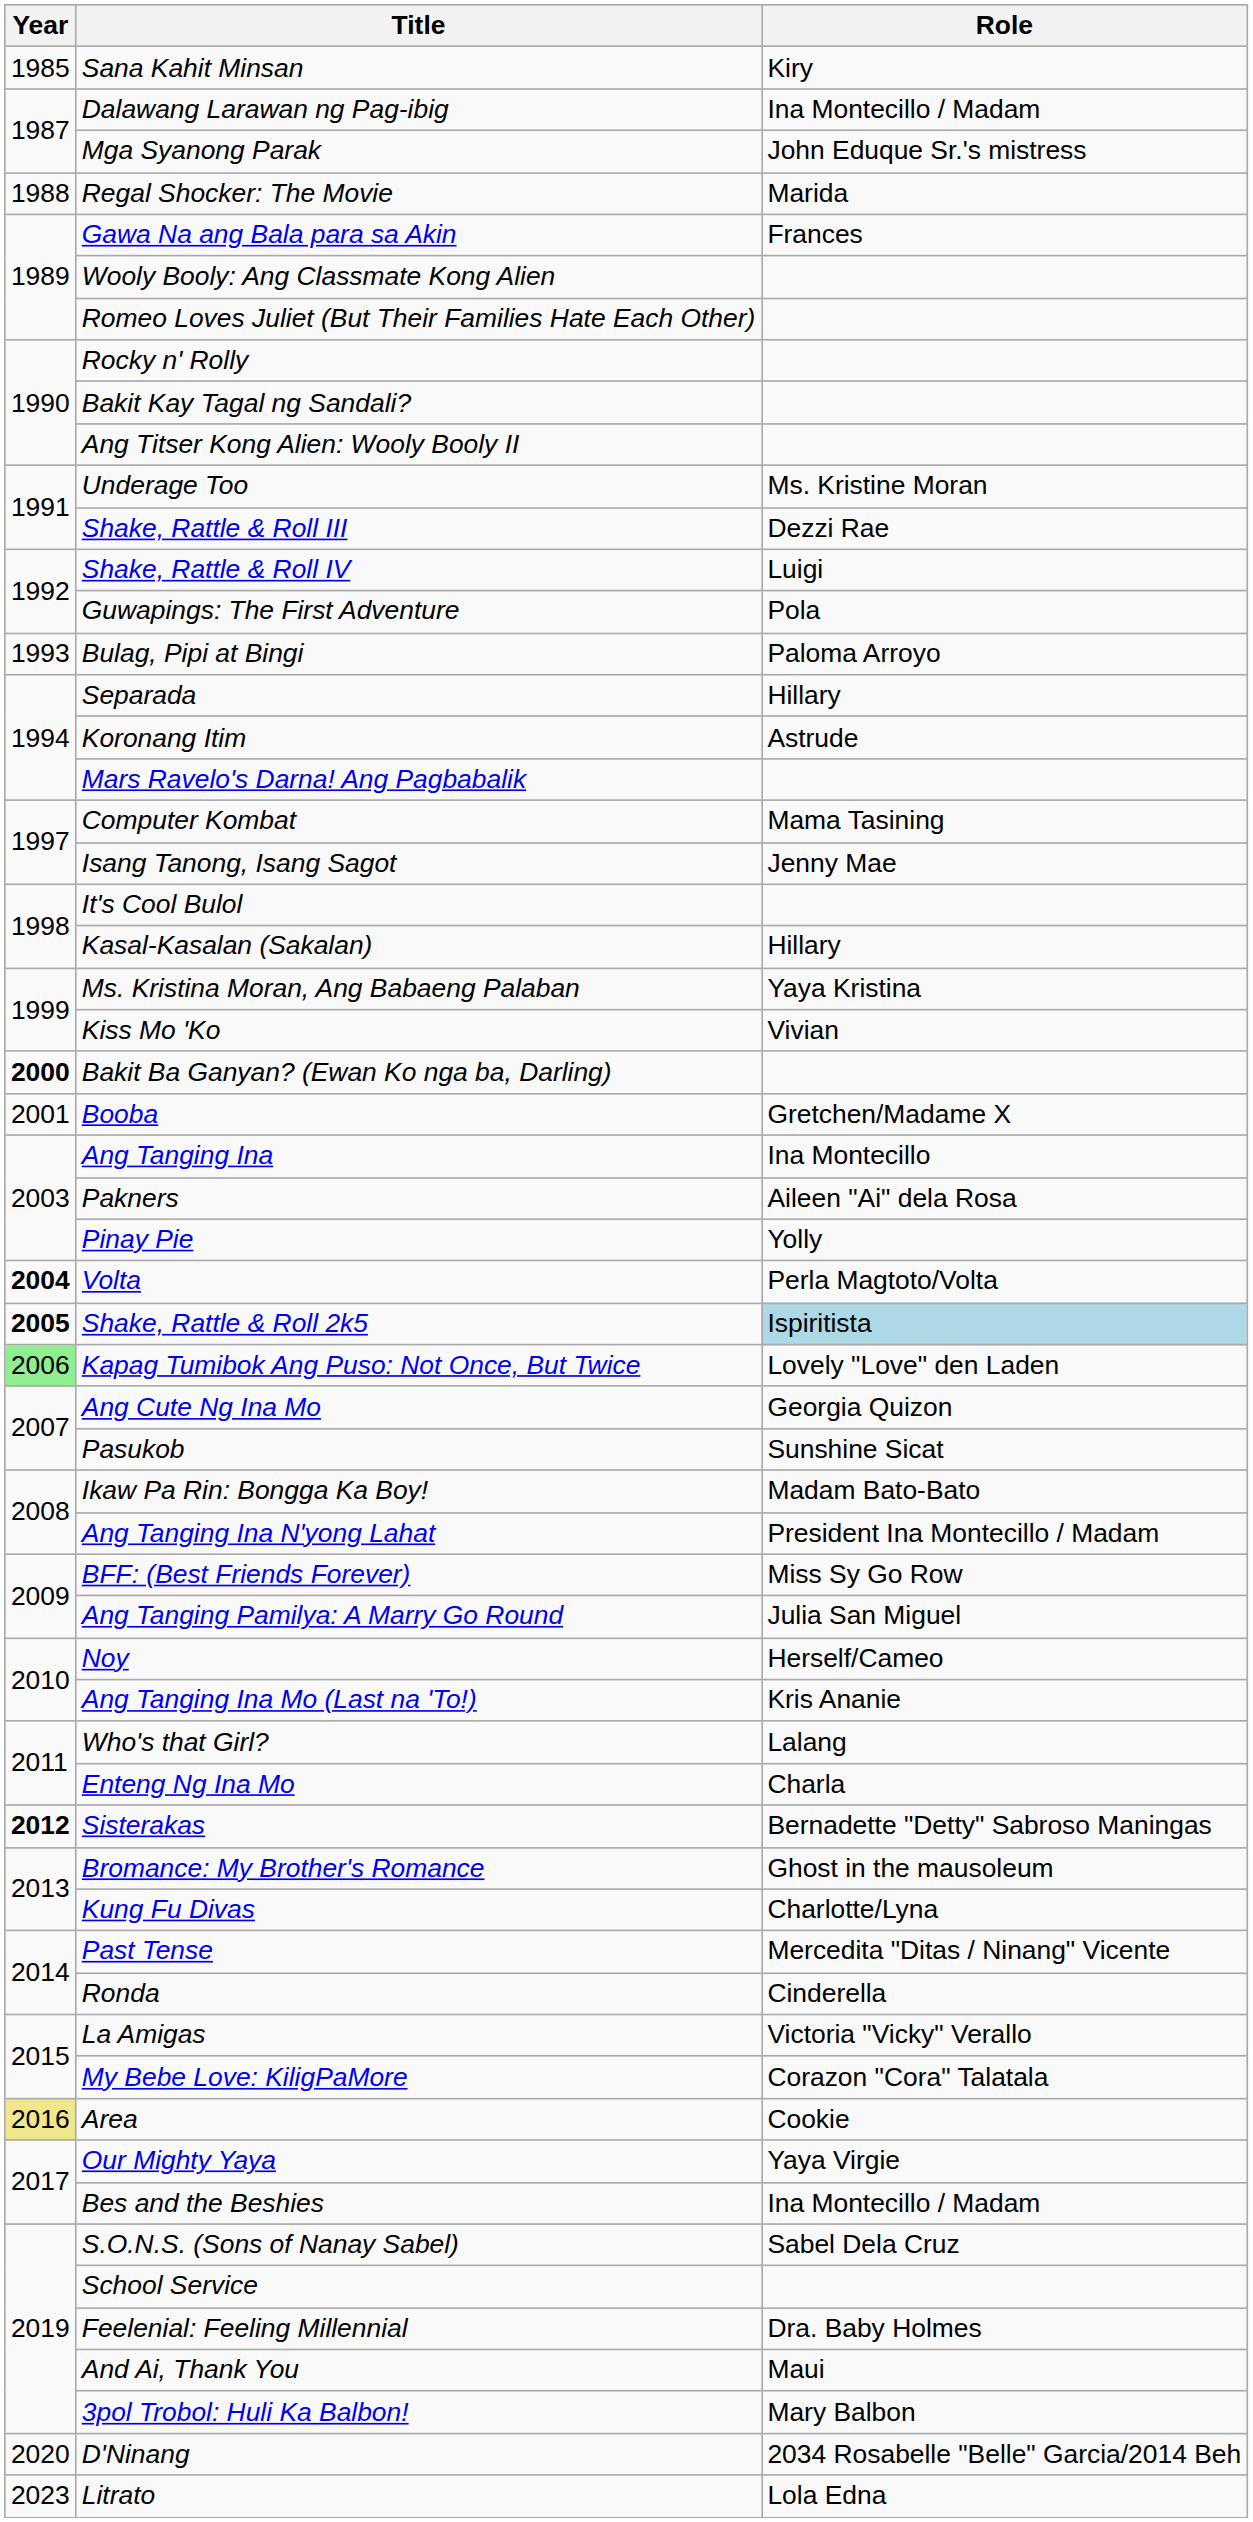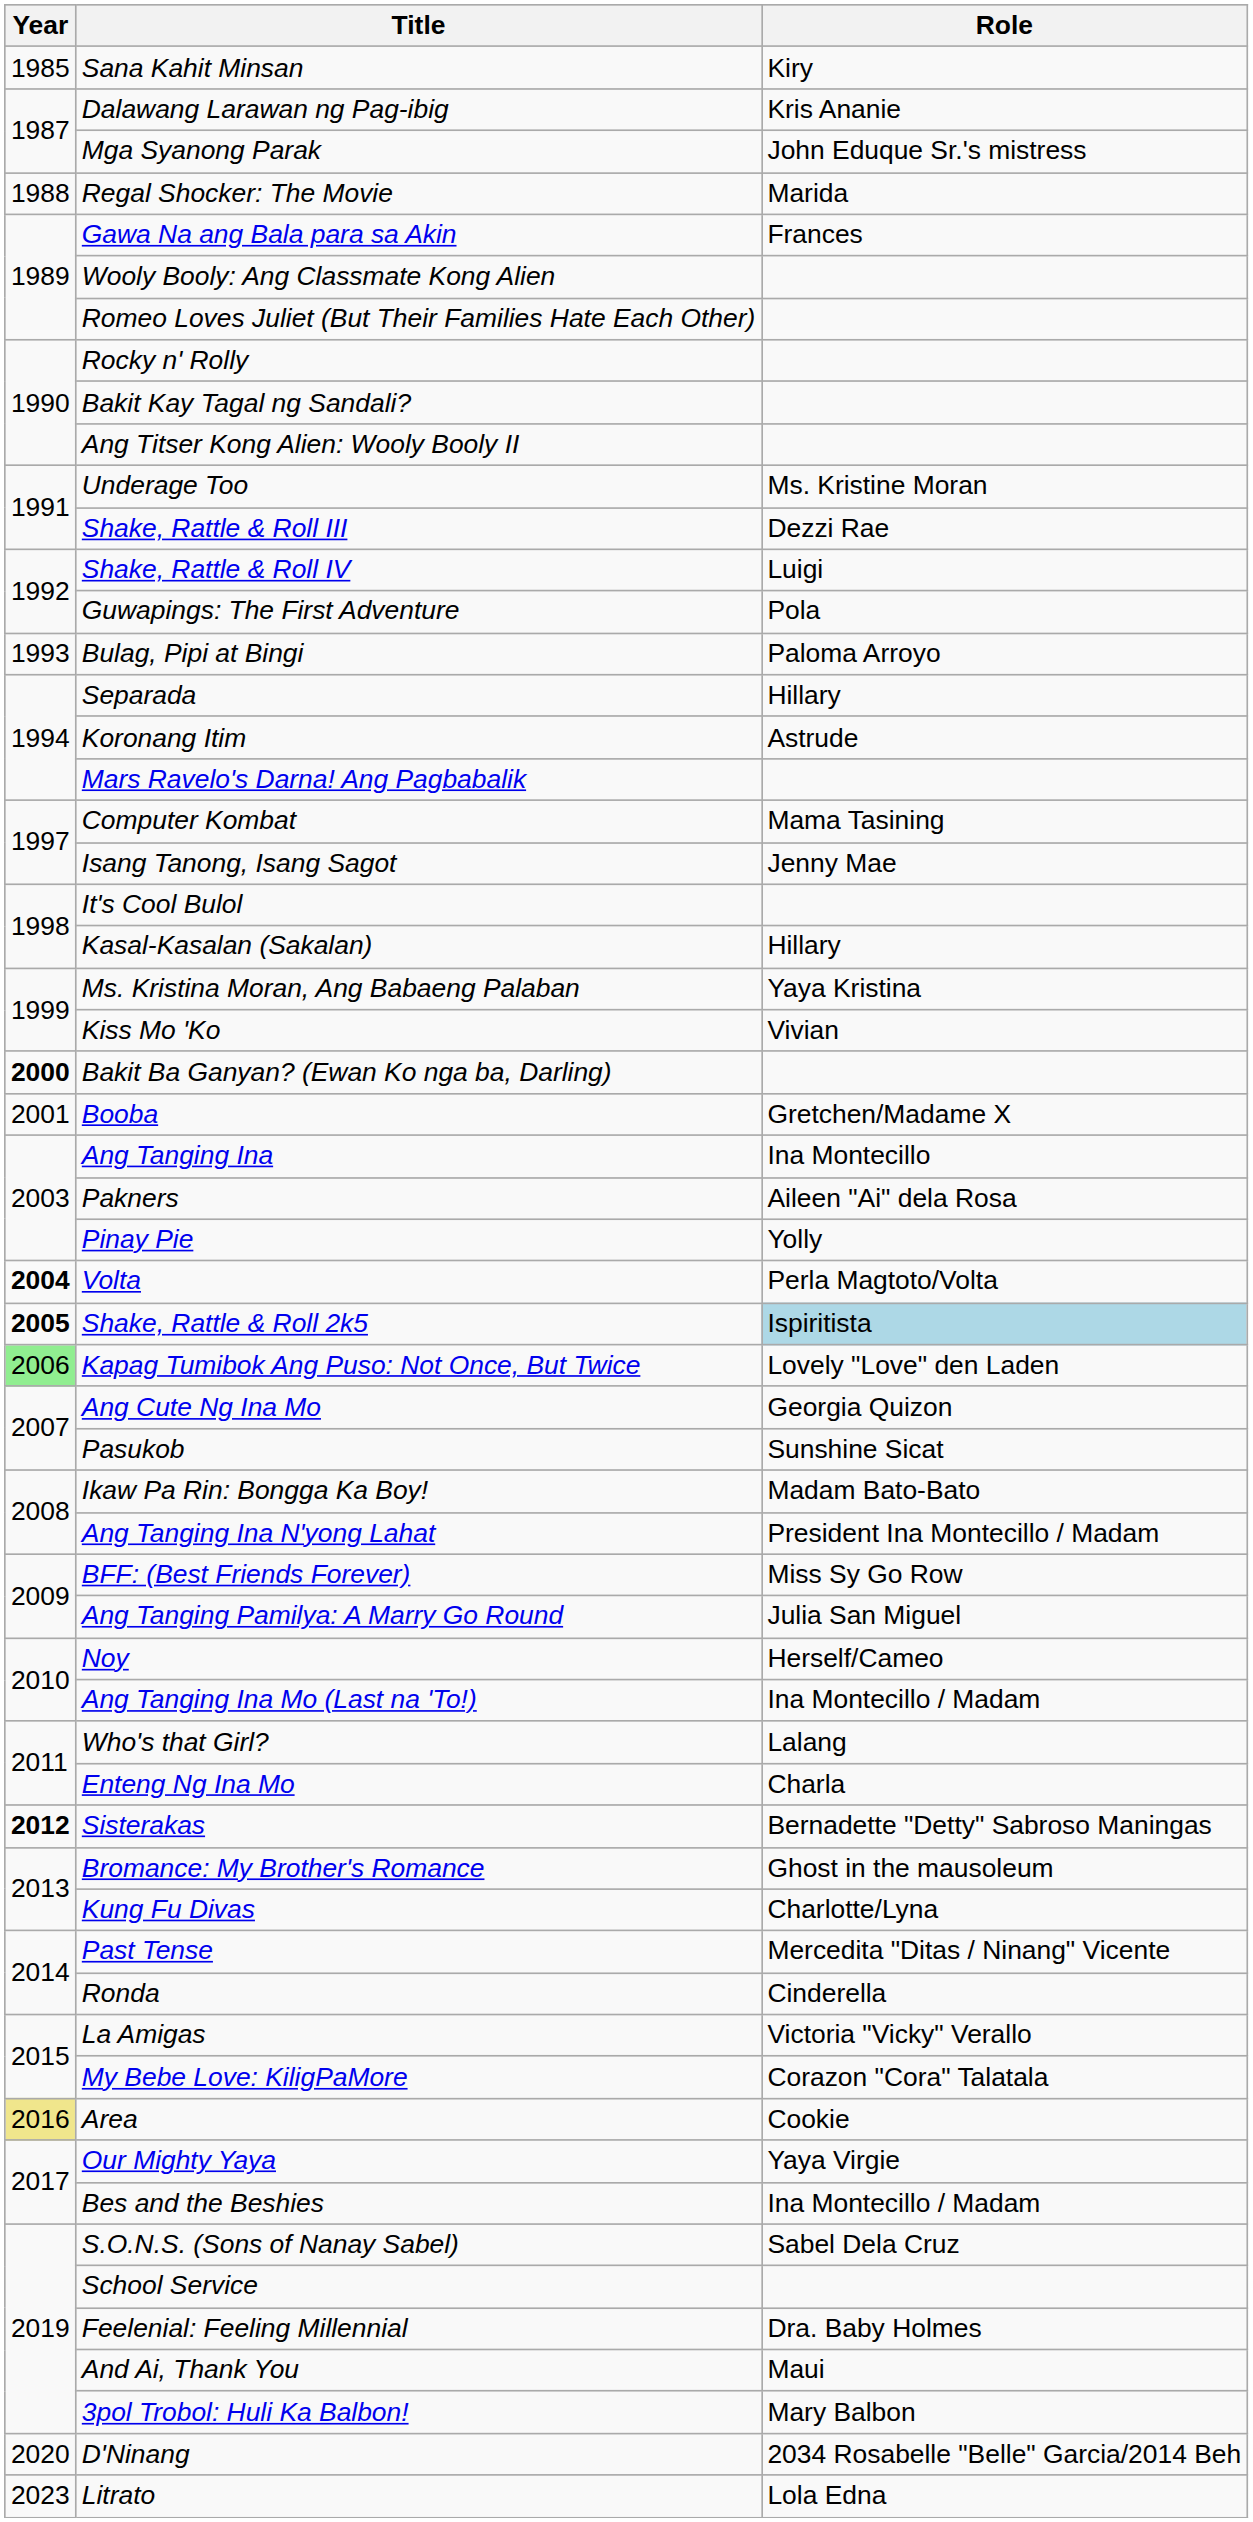(904, 109) Ina Montecillo / Madam -> (834, 109) Kris Ananie
(834, 1700) Kris Ananie -> (904, 1700) Ina Montecillo / Madam
